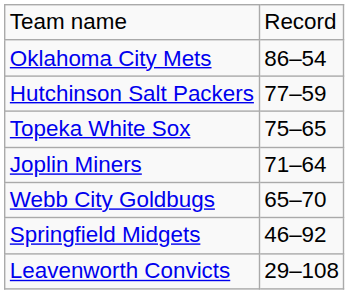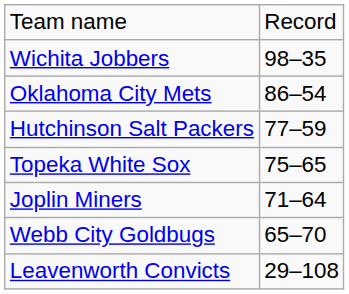+ row: (90, 57)
- row: (105, 235)
